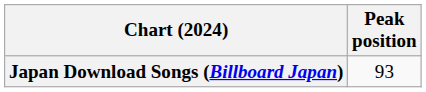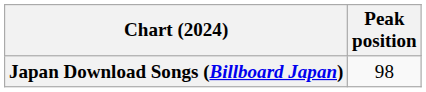(384, 71) 93 -> (384, 71) 98
